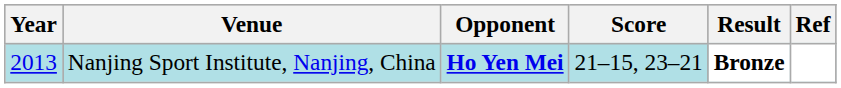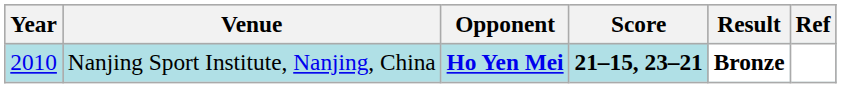(34, 62) 2013 -> (34, 62) 2010
(639, 62) normal -> (639, 62) bold
